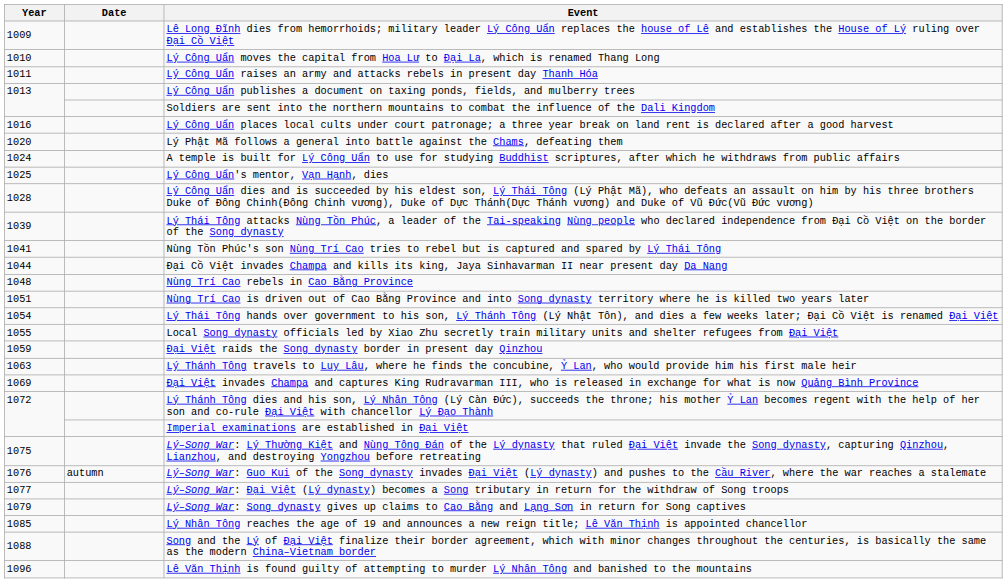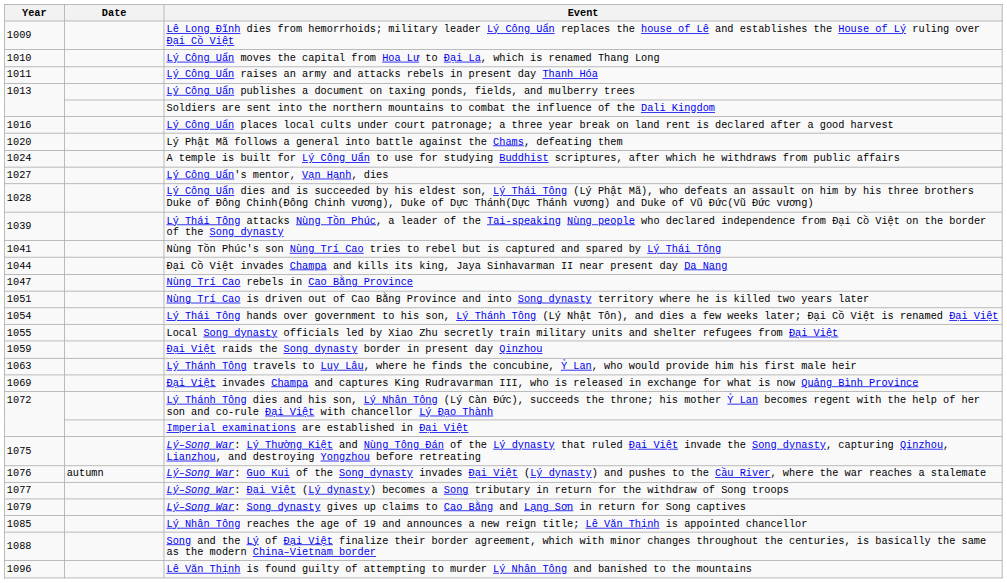(19, 175) 1025 -> (19, 175) 1027
(19, 283) 1048 -> (19, 283) 1047
